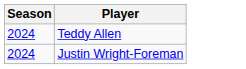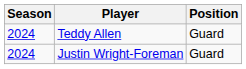+ column: (214, 14)
